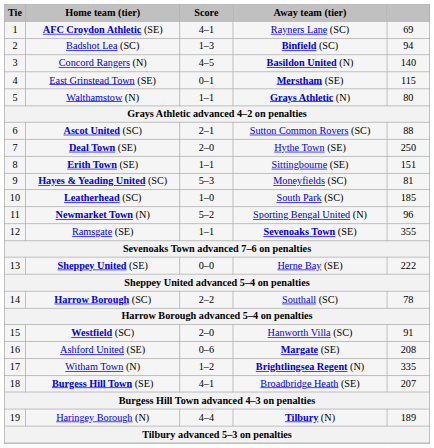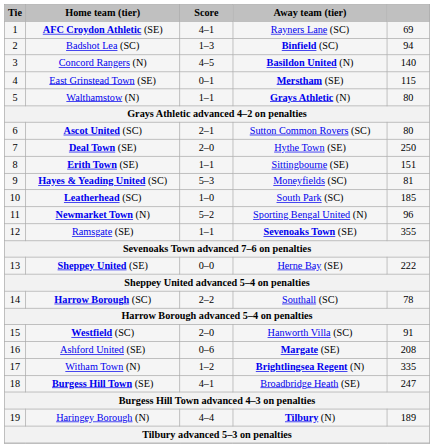(408, 131) 88 -> (408, 131) 80
(408, 384) 207 -> (408, 384) 247
